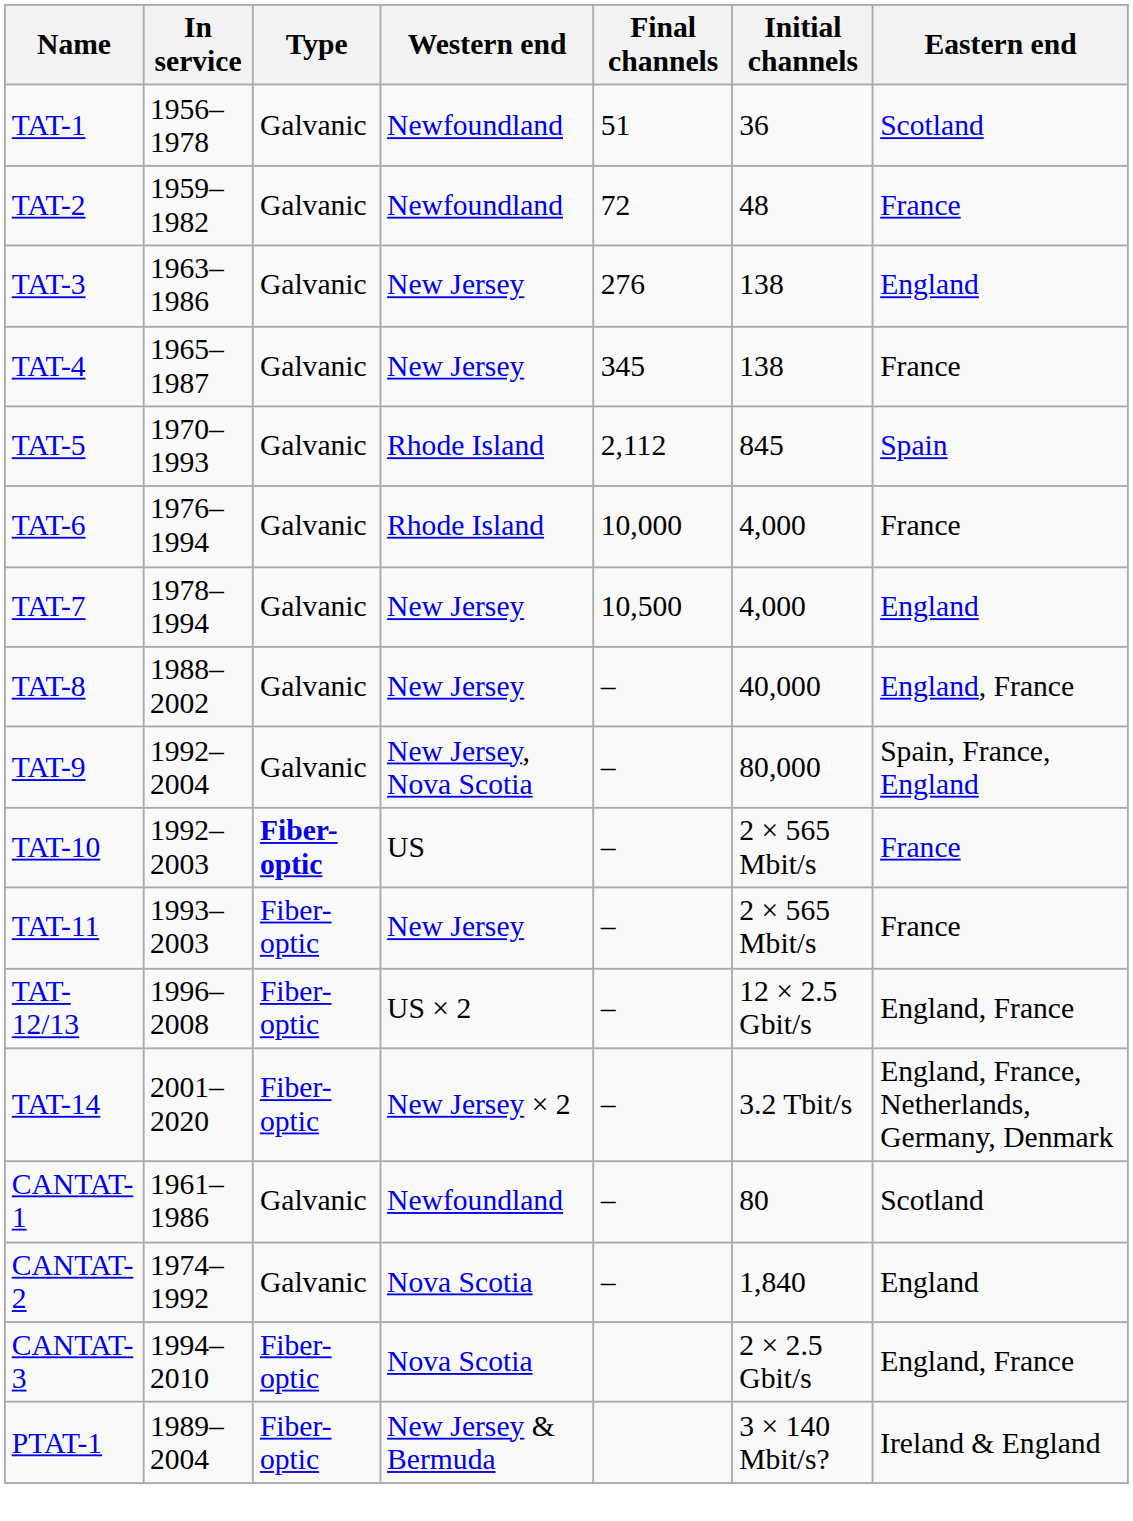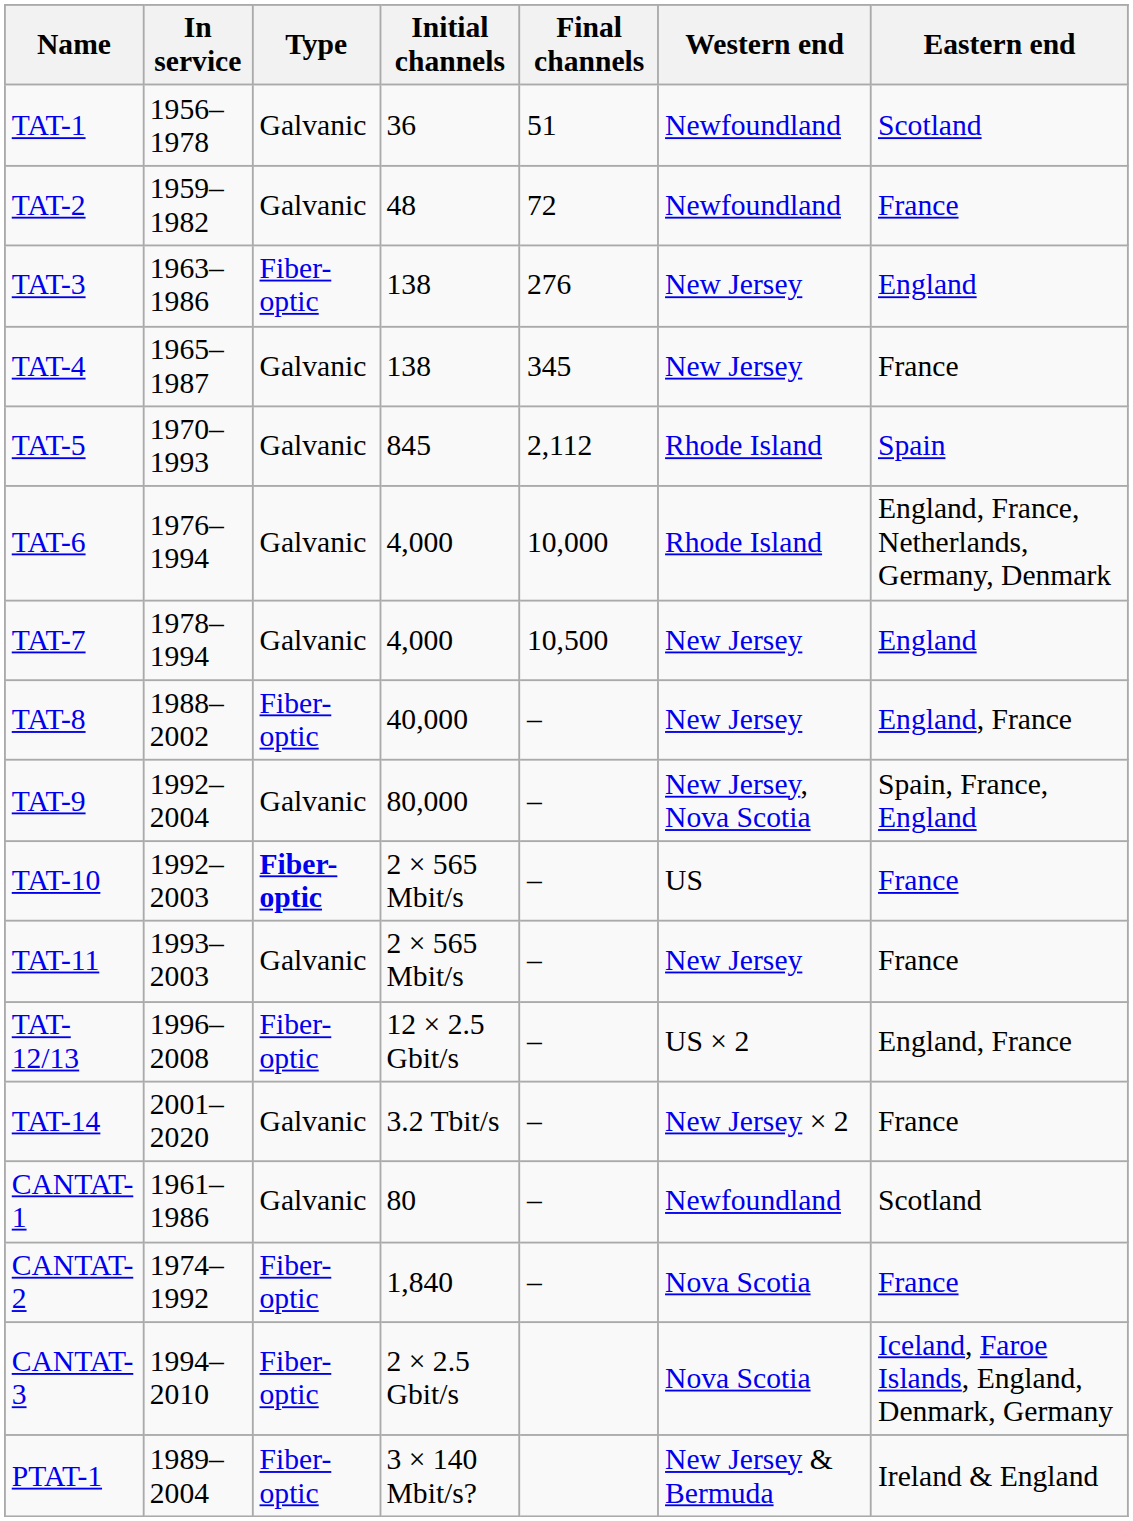columns swapped: (803, 44) <-> (487, 44)
(313, 285) Galvanic -> (295, 285) Fiber-optic
(920, 526) France -> (995, 542) England, France, Netherlands, Germany, Denmark
(313, 686) Galvanic -> (295, 719) Fiber-optic
(296, 927) Fiber-optic -> (313, 960) Galvanic
(296, 1104) Fiber-optic -> (313, 1121) Galvanic
(997, 1104) England, France, Netherlands, Germany, Denmark -> (918, 1121) France
(313, 1281) Galvanic -> (295, 1281) Fiber-optic
(929, 1281) England -> (918, 1281) France
(977, 1361) England, France -> (996, 1378) Iceland, Faroe Islands, England, Denmark, Germany
